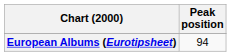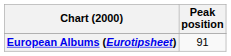(202, 42) 94 -> (202, 42) 91
